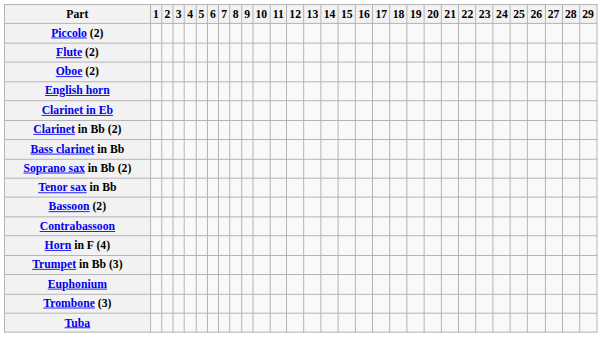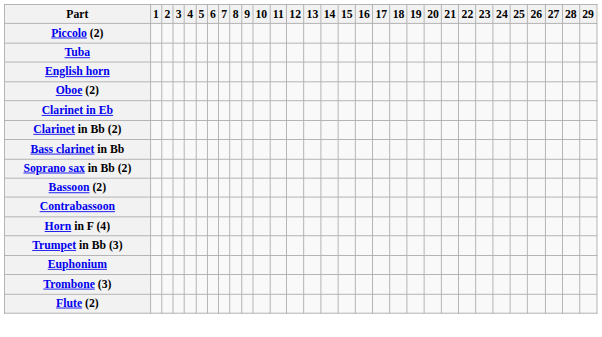rows swapped: (77, 52) <-> (77, 322)
rows swapped: (77, 71) <-> (77, 90)
- row: (77, 187)
